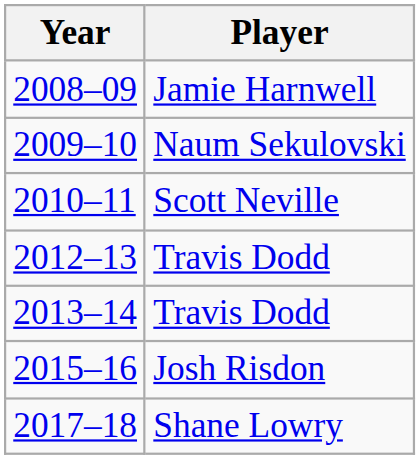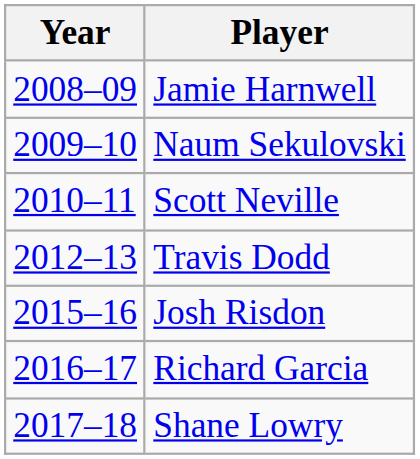- row: (75, 312)
+ row: (75, 369)
